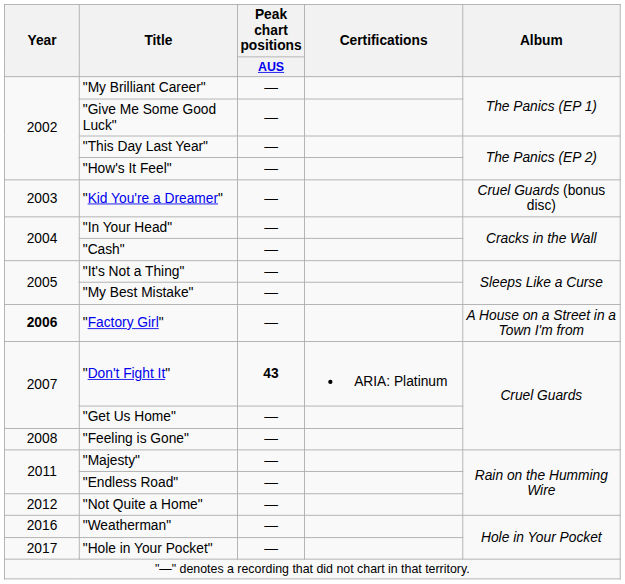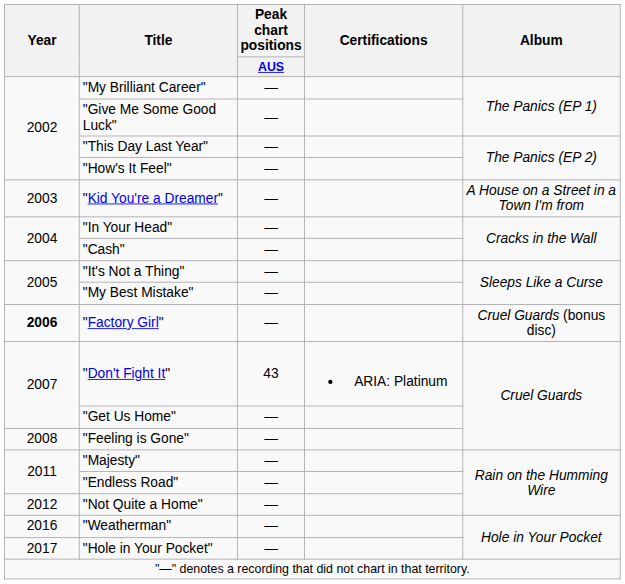(541, 198) Cruel Guards (bonus disc) -> (541, 198) A House on a Street in a Town I'm from
(541, 322) A House on a Street in a Town I'm from -> (541, 322) Cruel Guards (bonus disc)
(271, 373) bold -> (271, 373) normal
